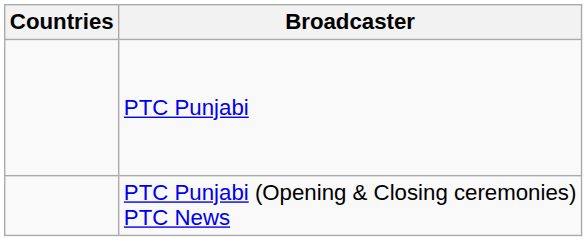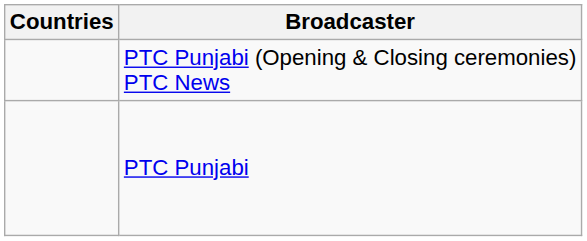rows swapped: (350, 205) <-> (186, 107)
